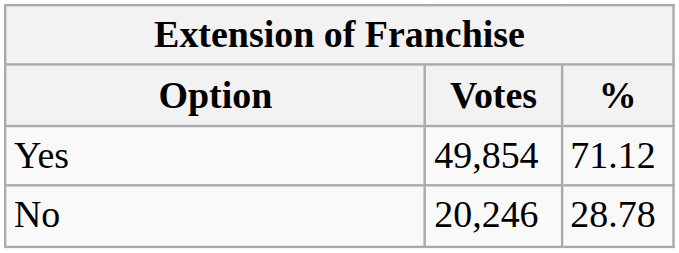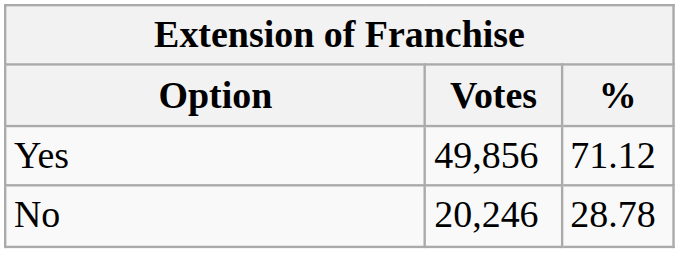(486, 154) 49,854 -> (486, 154) 49,856
